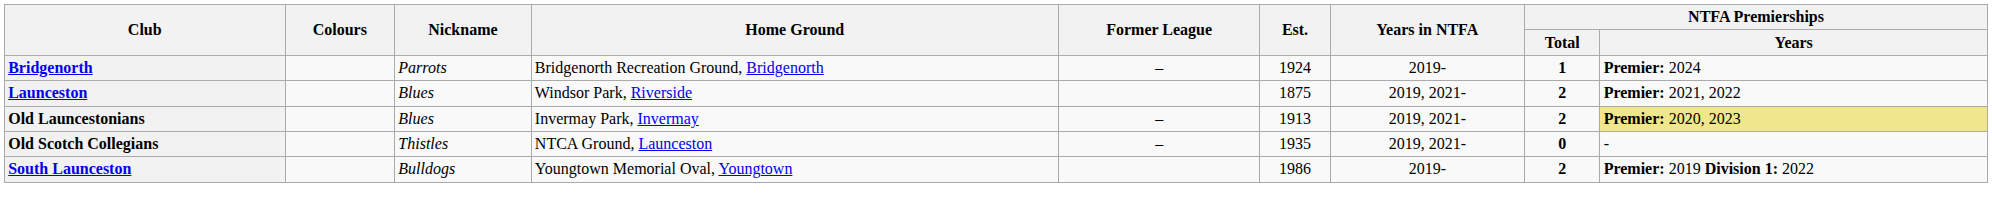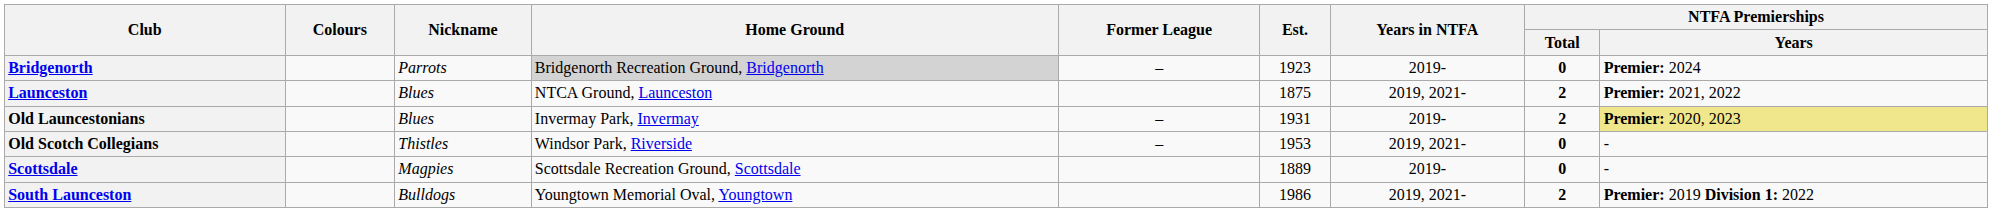(679, 67) no background -> (679, 67) lightgrey background
(1295, 67) 1924 -> (1295, 67) 1923
(1562, 67) 1 -> (1562, 67) 0
(613, 93) Windsor Park, Riverside -> (624, 93) NTCA Ground, Launceston
(1295, 118) 1913 -> (1295, 118) 1931
(1427, 118) 2019, 2021- -> (1427, 118) 2019-
(624, 144) NTCA Ground, Launceston -> (613, 144) Windsor Park, Riverside
(1295, 144) 1935 -> (1295, 144) 1953
+ row: (43, 169)
(1427, 169) 2019- -> (1427, 194) 2019, 2021-
